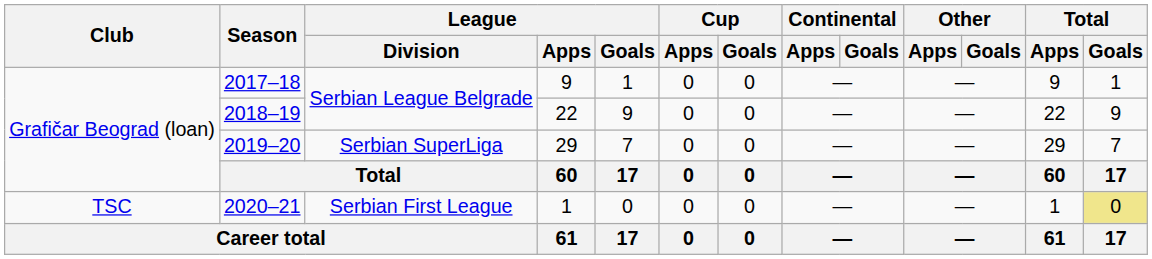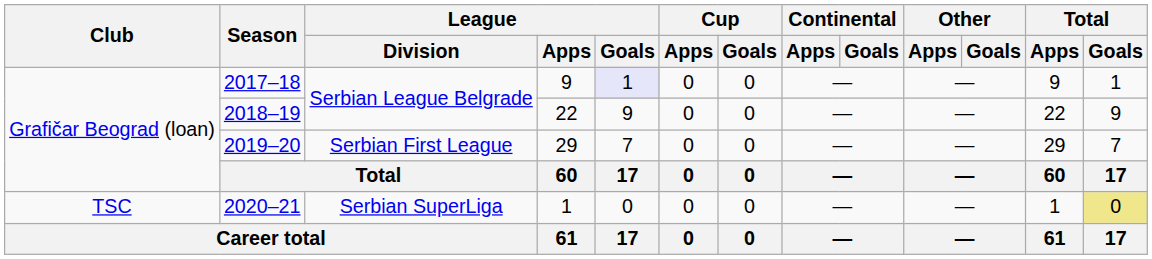(627, 82) no background -> (627, 82) lavender background
(421, 144) Serbian SuperLiga -> (421, 144) Serbian First League
(421, 207) Serbian First League -> (421, 207) Serbian SuperLiga
